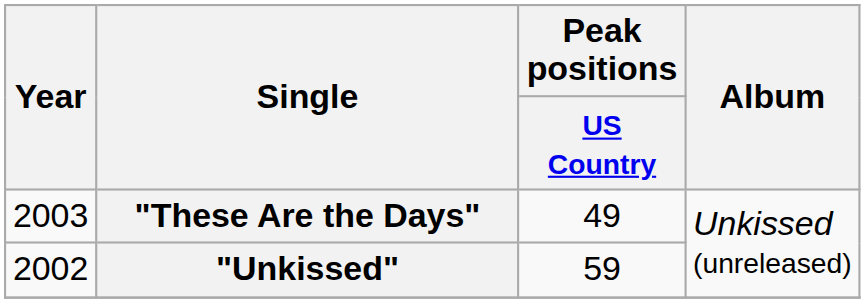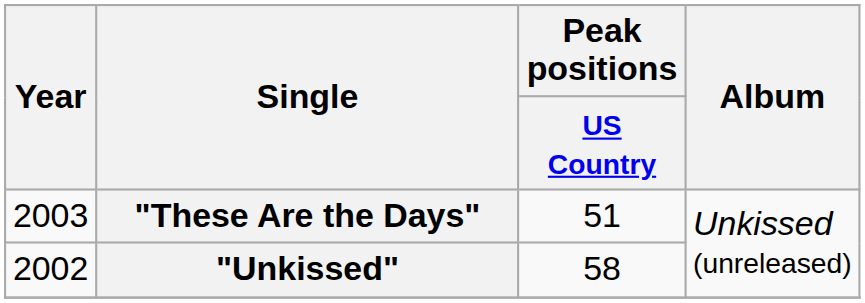(602, 215) 49 -> (602, 215) 51
(602, 269) 59 -> (602, 269) 58
